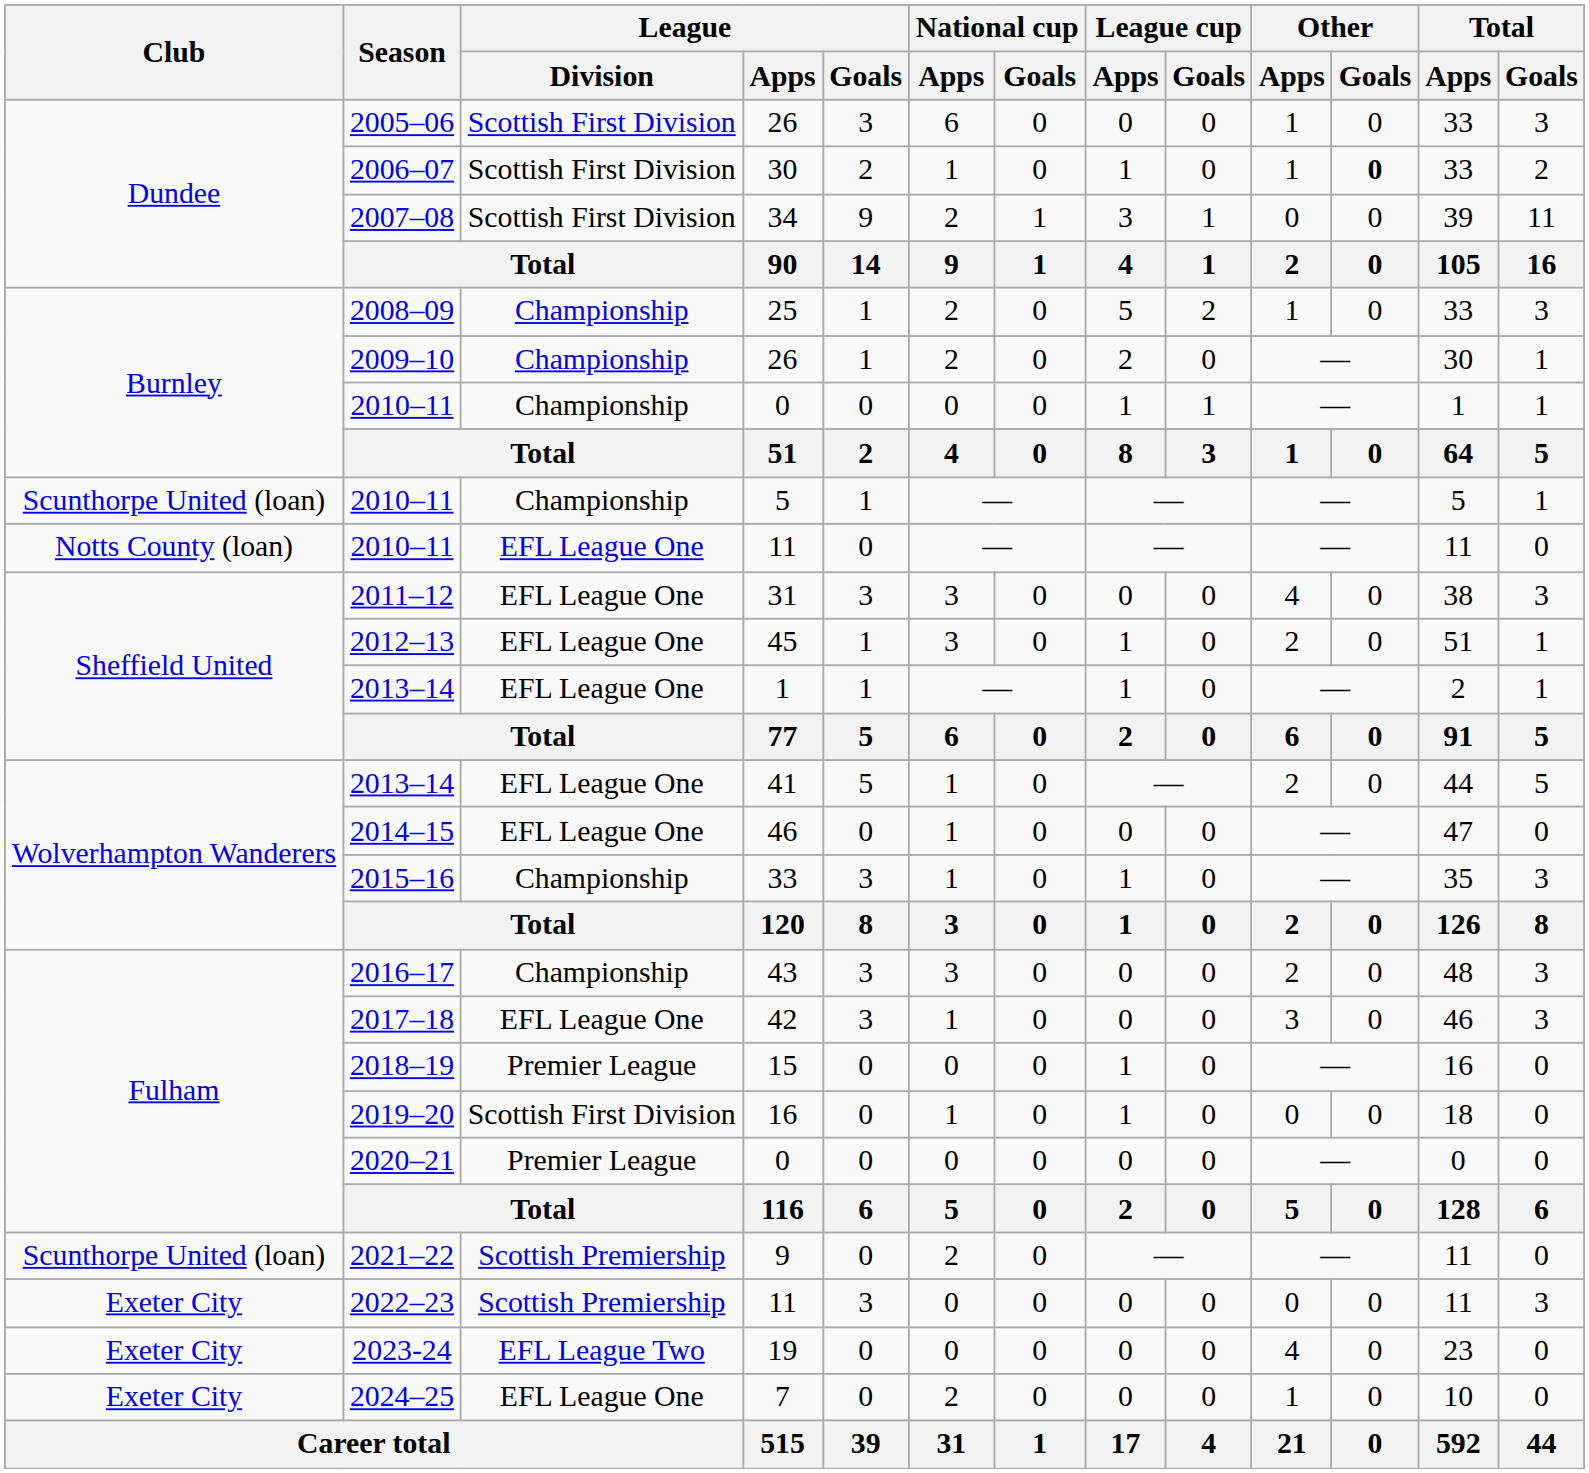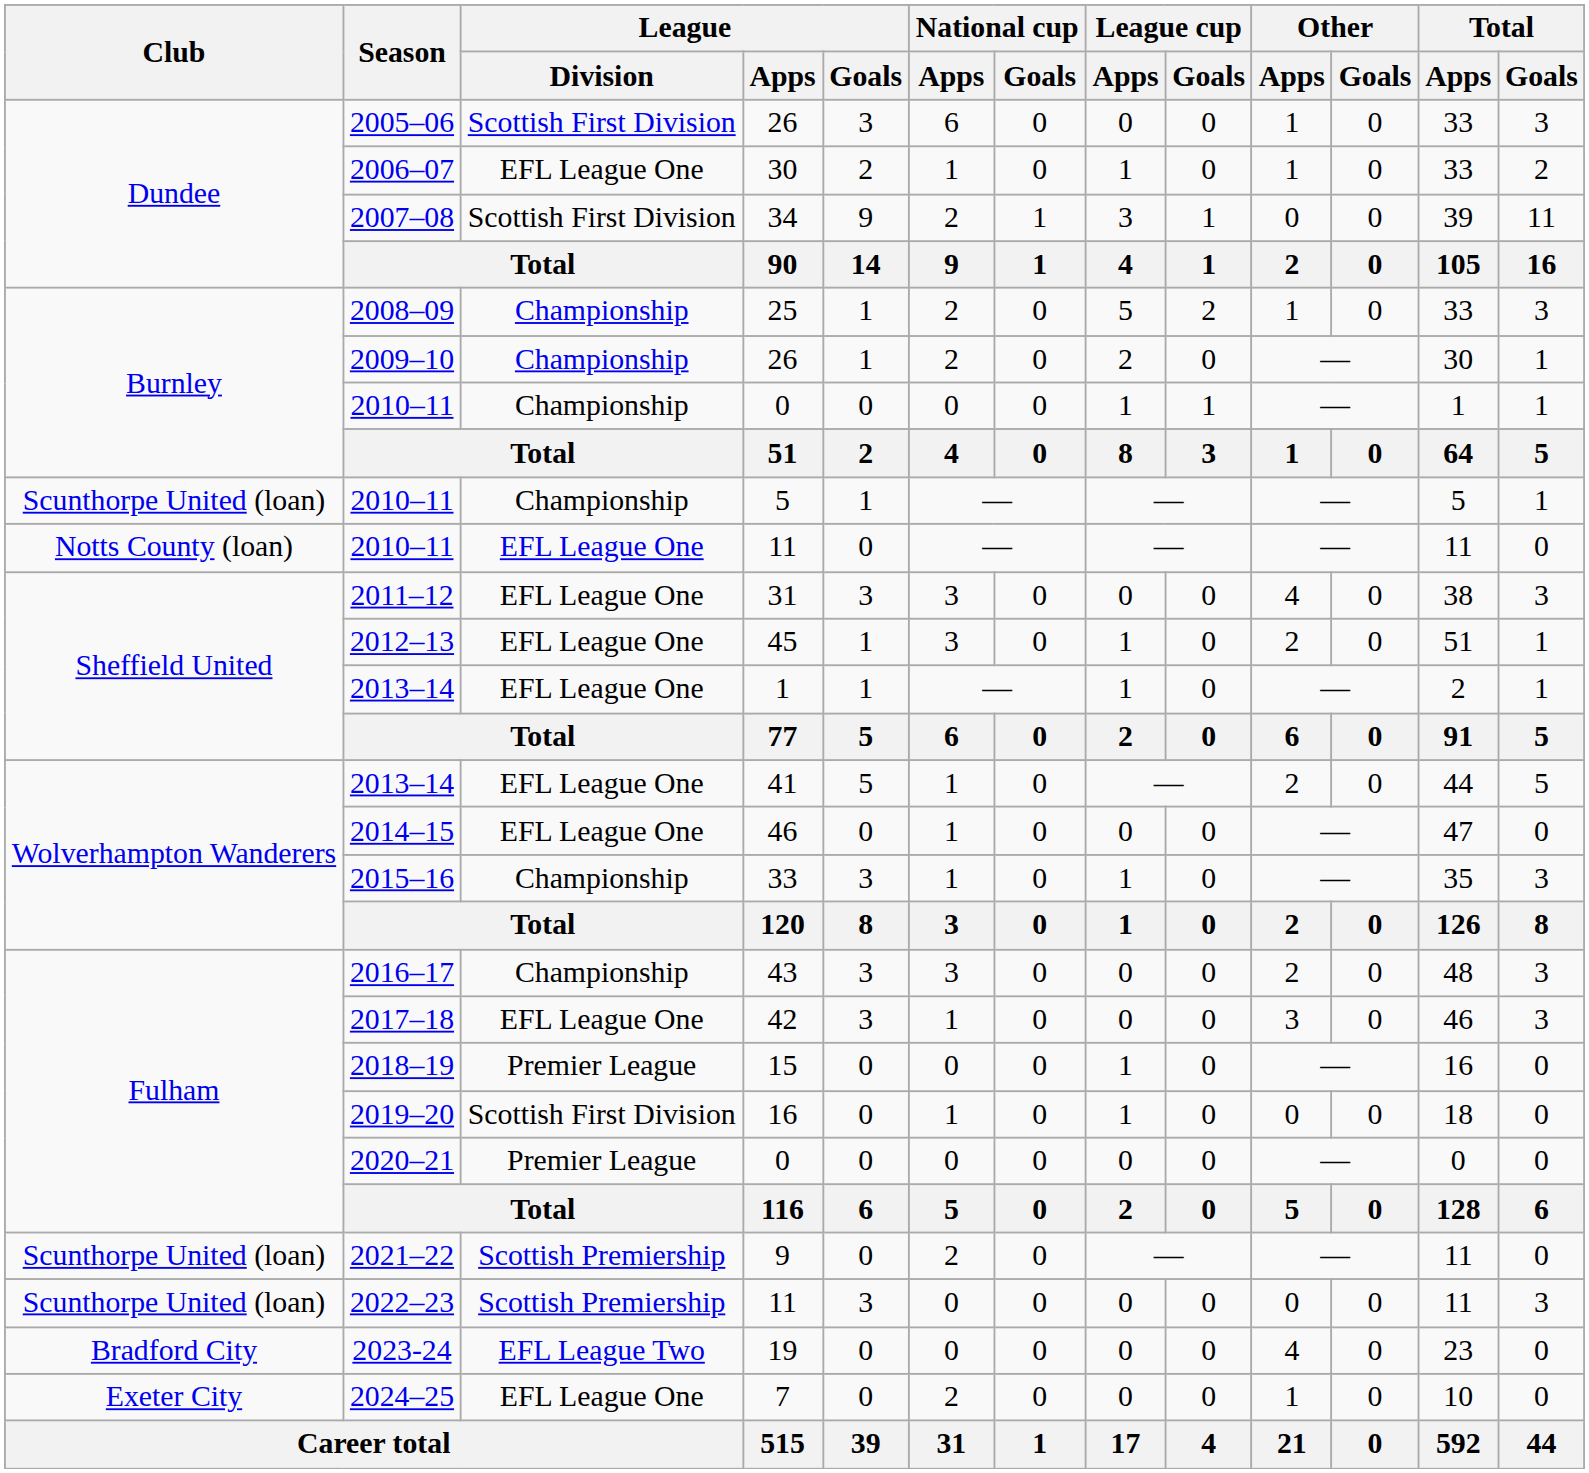(602, 169) Scottish First Division -> (602, 169) EFL League One
(1375, 169) bold -> (1375, 169) normal
(174, 1302) Exeter City -> (174, 1302) Scunthorpe United (loan)
(174, 1349) Exeter City -> (174, 1349) Bradford City
